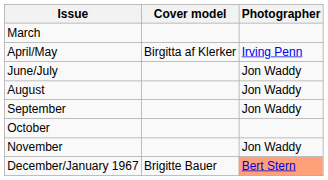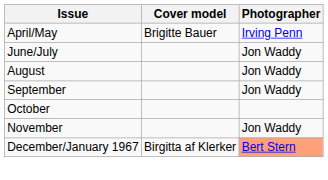- row: (24, 33)
(190, 52) Birgitta af Klerker -> (180, 33) Brigitte Bauer
(180, 166) Brigitte Bauer -> (190, 147) Birgitta af Klerker
